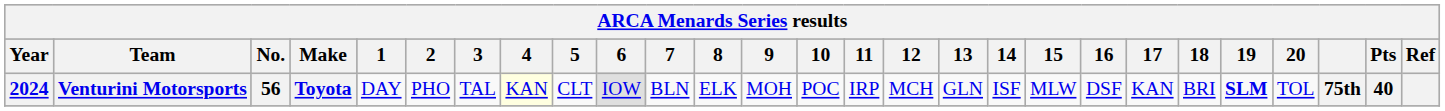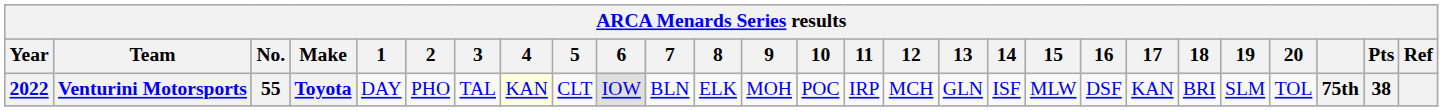(29, 89) 2024 -> (29, 89) 2022
(271, 89) 56 -> (271, 89) 55
(1246, 89) bold -> (1245, 89) normal
(1383, 89) 40 -> (1381, 89) 38
